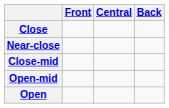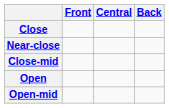rows swapped: (33, 78) <-> (33, 95)
